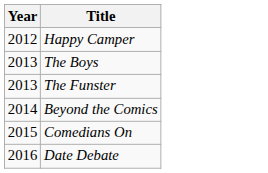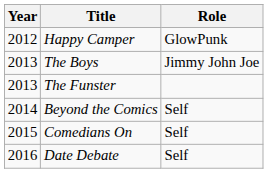+ column: (212, 16)
